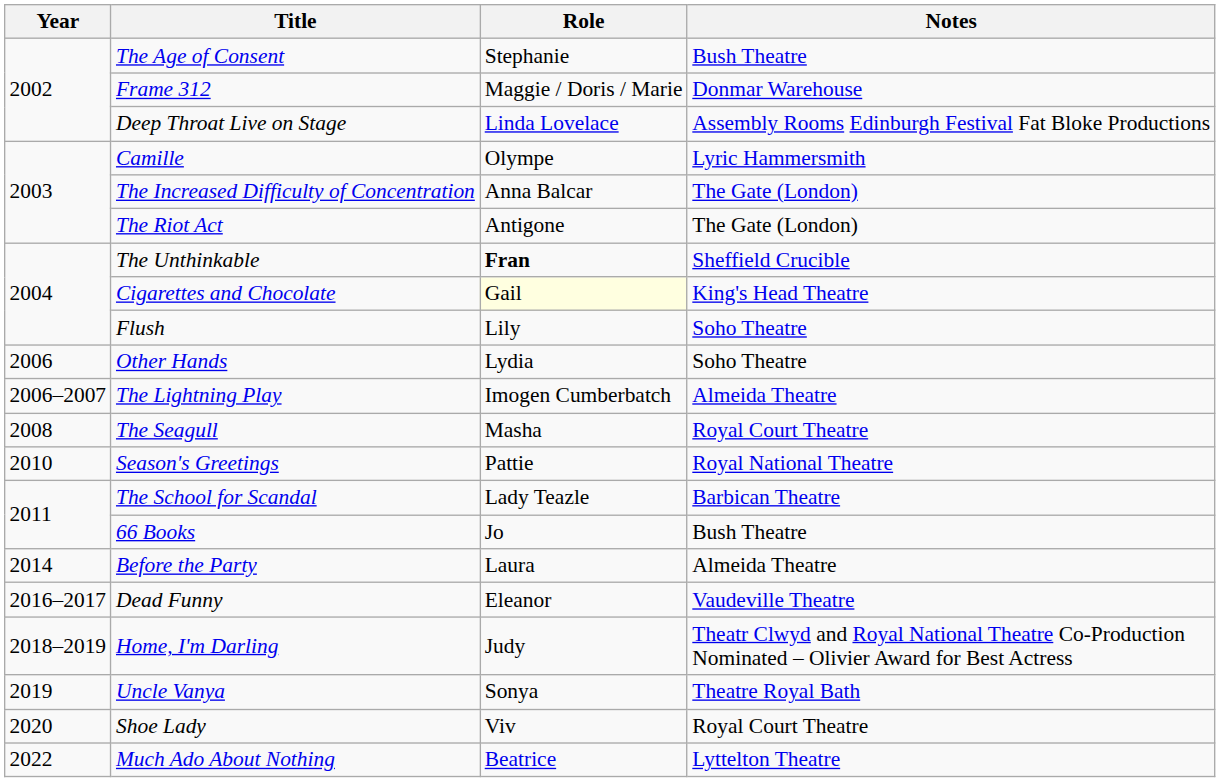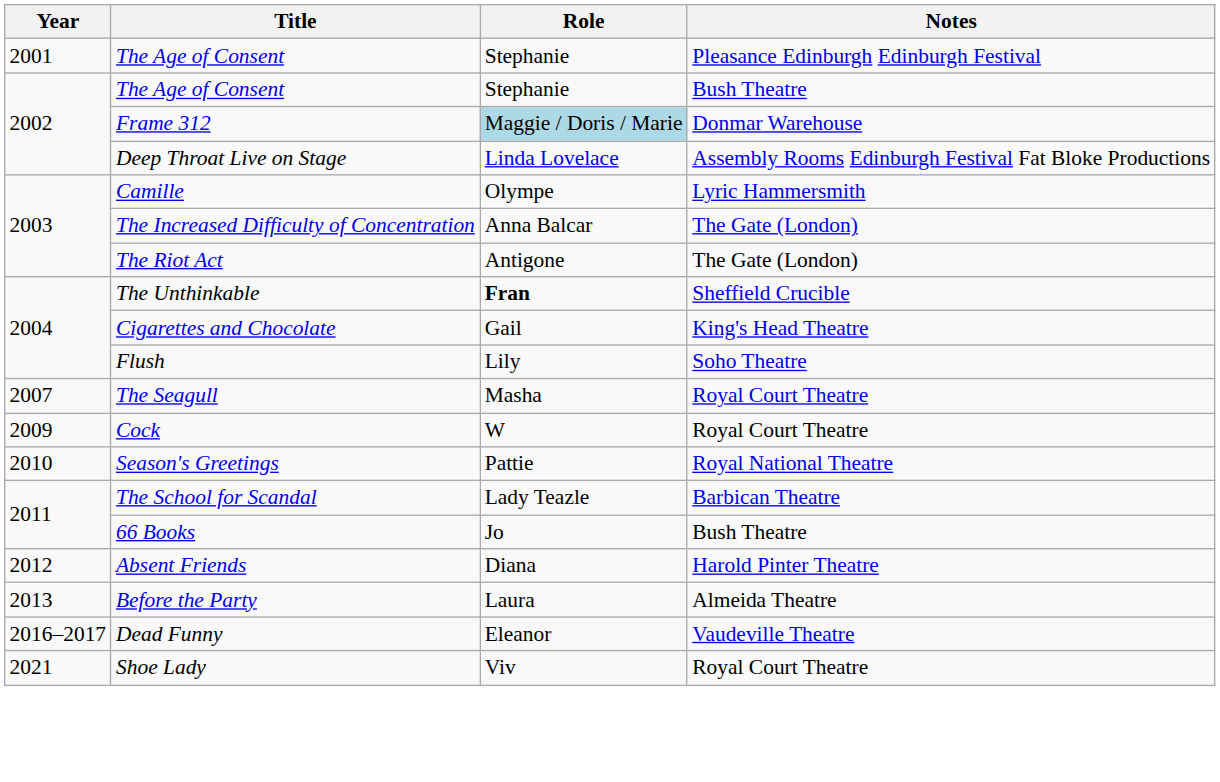+ row: (200, 55)
(584, 89) no background -> (584, 123) lightblue background
(503, 293) lightyellow background -> (503, 327) no background
- row: (172, 361)
- row: (199, 395)
(31, 429) 2008 -> (31, 395) 2007
+ row: (138, 429)
+ row: (181, 565)
(31, 565) 2014 -> (31, 599) 2013
- row: (197, 645)
- row: (170, 691)
(31, 725) 2020 -> (31, 667) 2021
- row: (225, 759)
